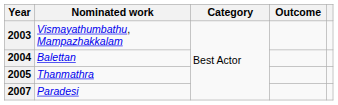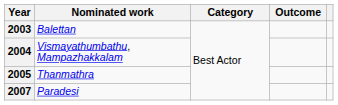(84, 35) Vismayathumbathu, Mampazhakkalam -> (56, 29) Balettan
(56, 58) Balettan -> (84, 52) Vismayathumbathu, Mampazhakkalam
